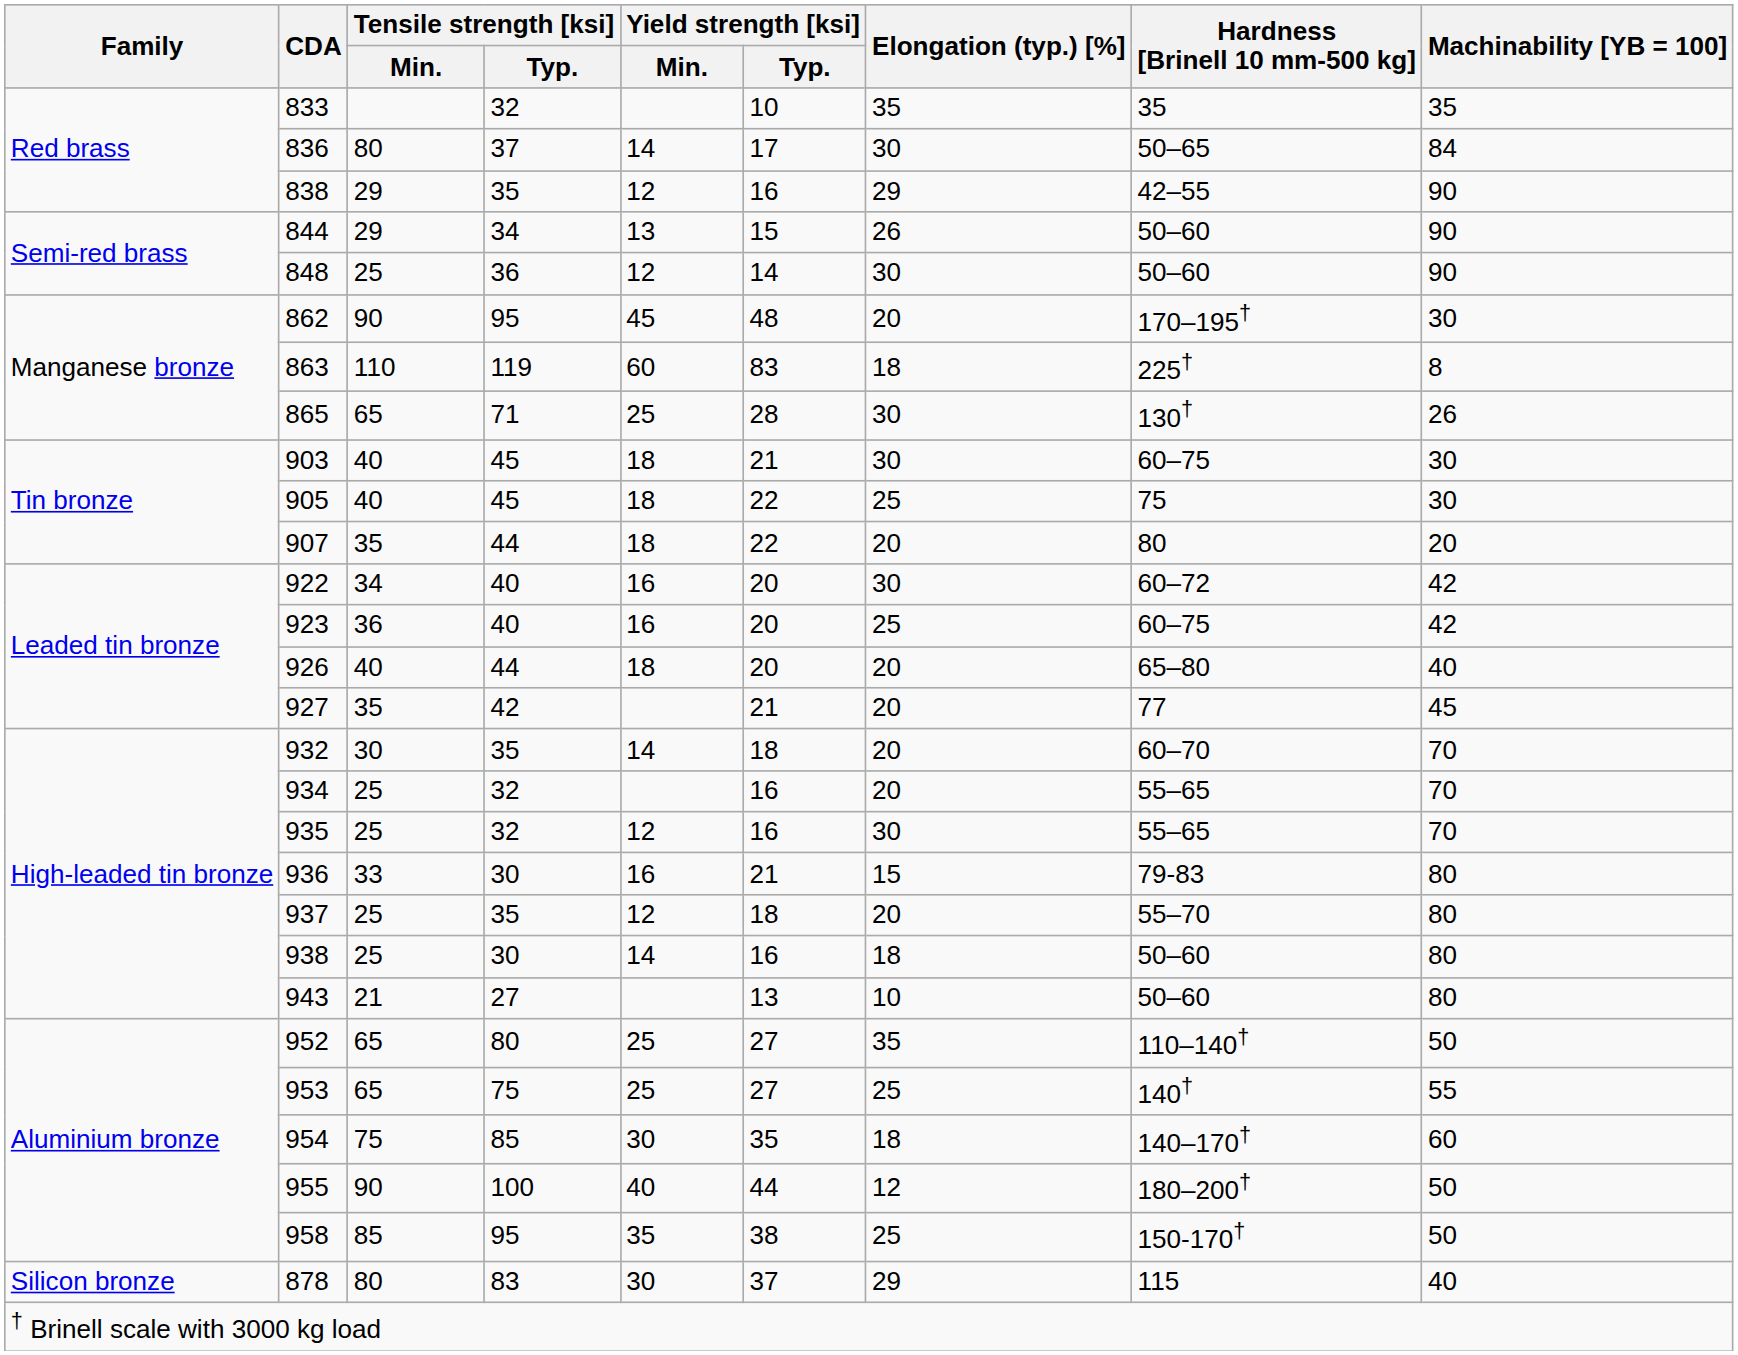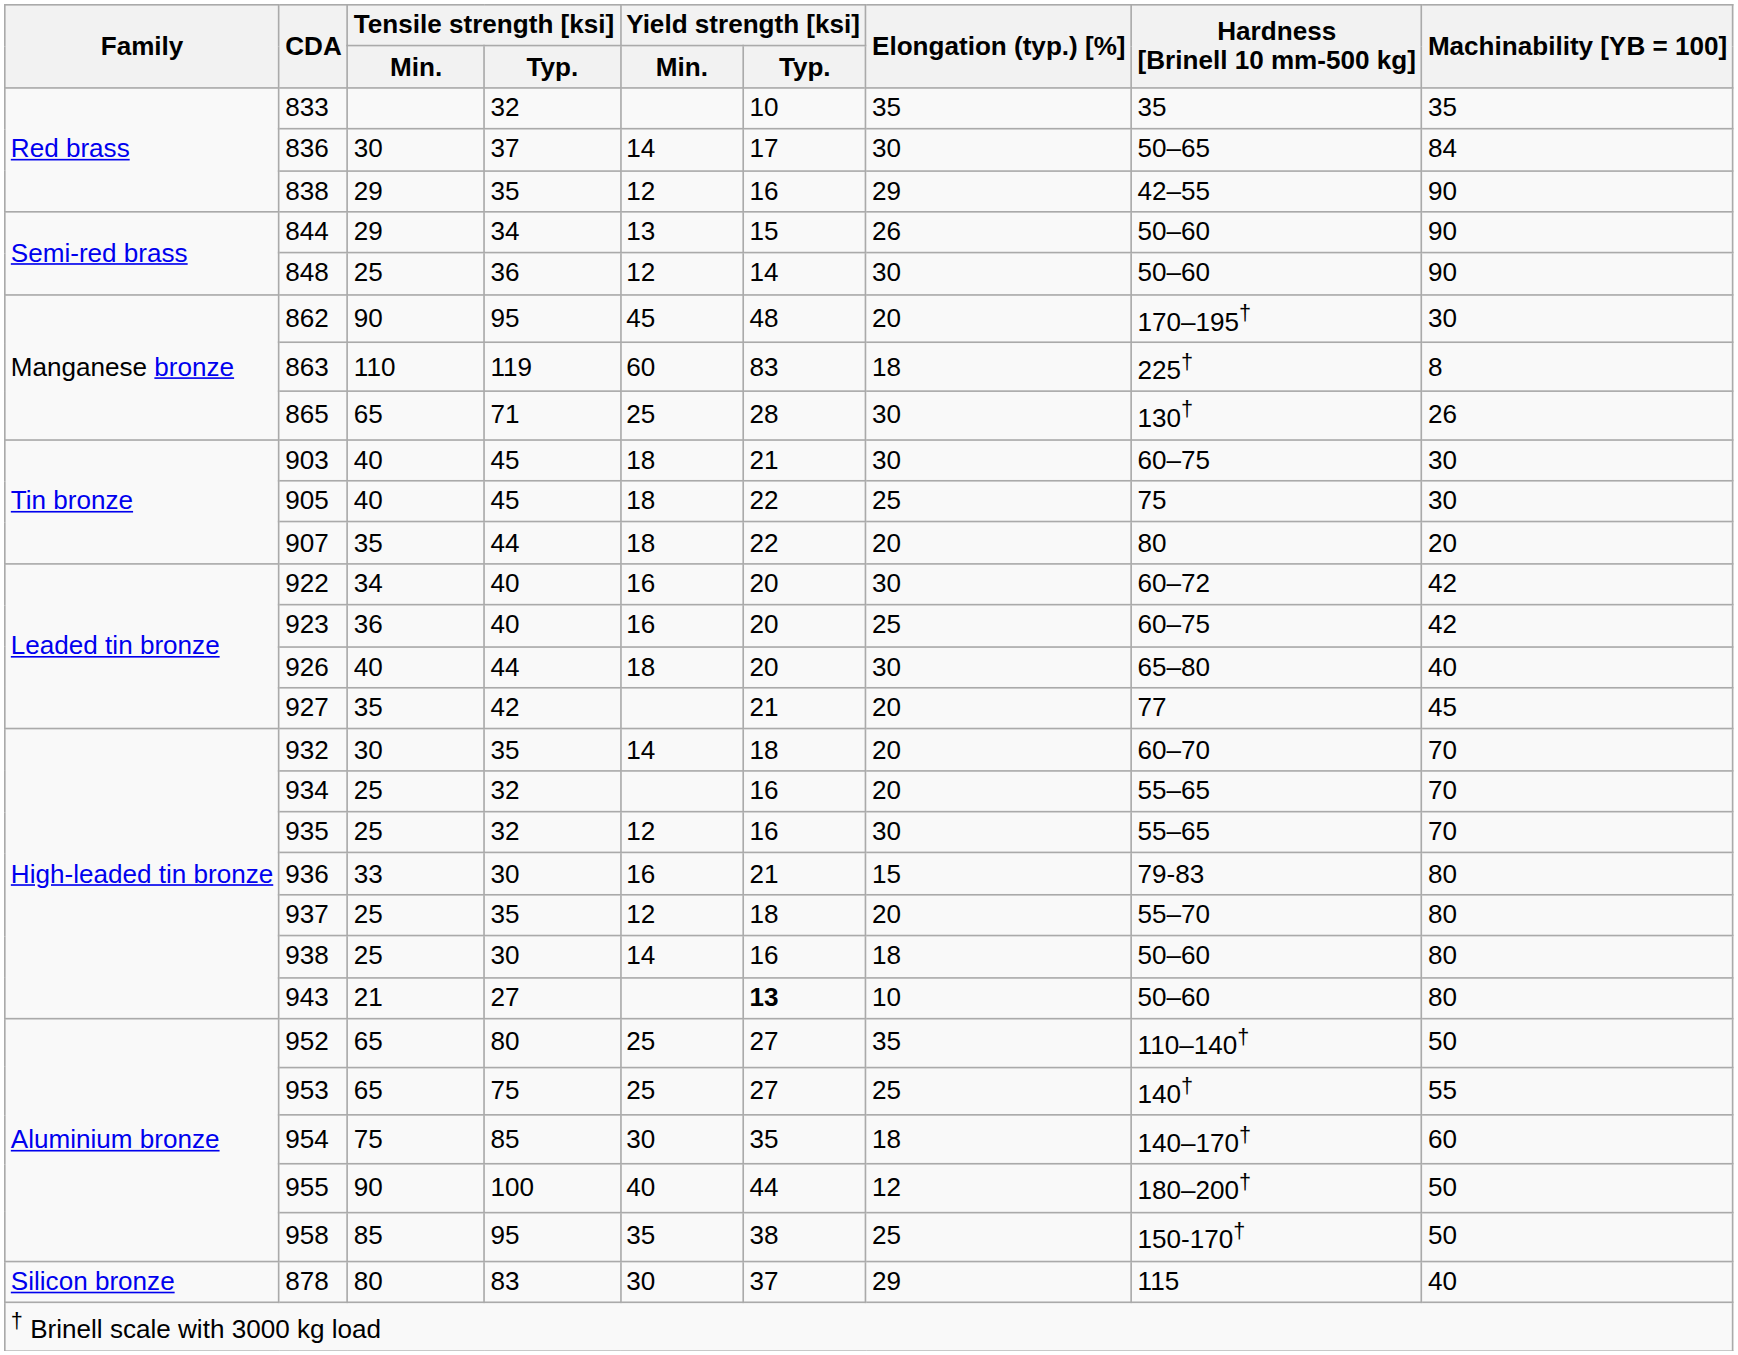(368, 149) 80 -> (368, 149) 30
(887, 666) 20 -> (887, 666) 30
(764, 997) normal -> (764, 997) bold
